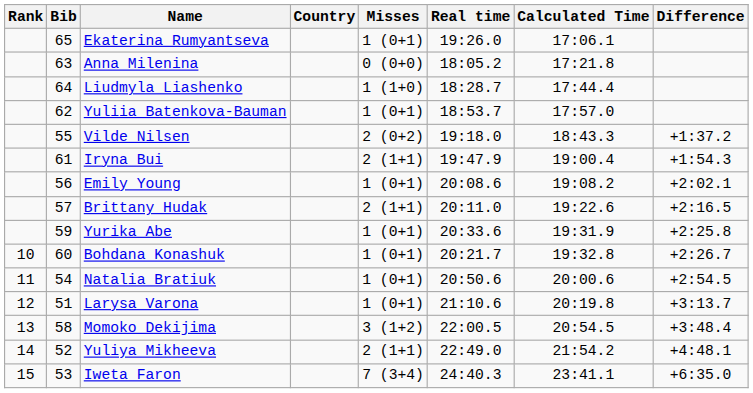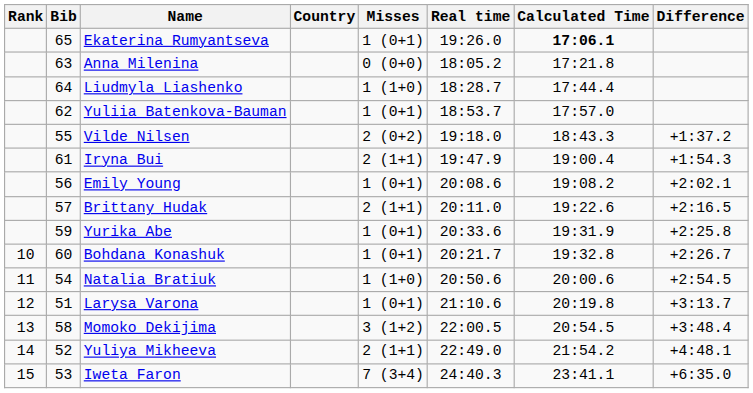(583, 40) normal -> (583, 40) bold
(393, 280) 1 (0+1) -> (393, 280) 1 (1+0)
